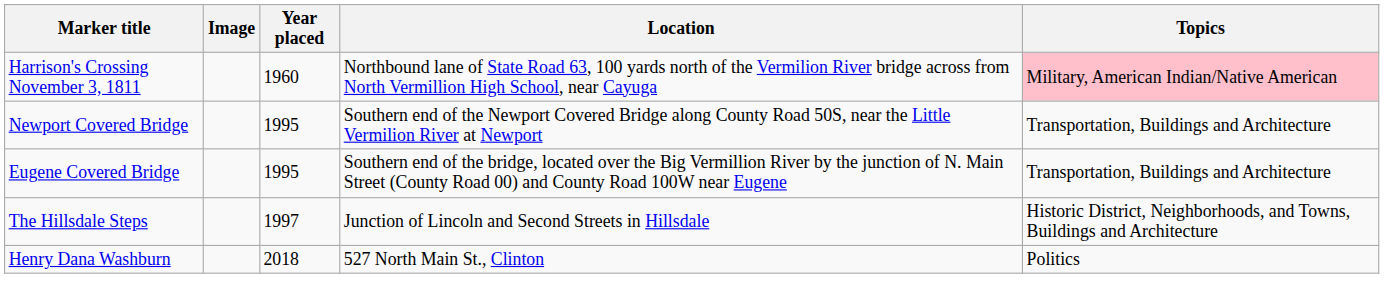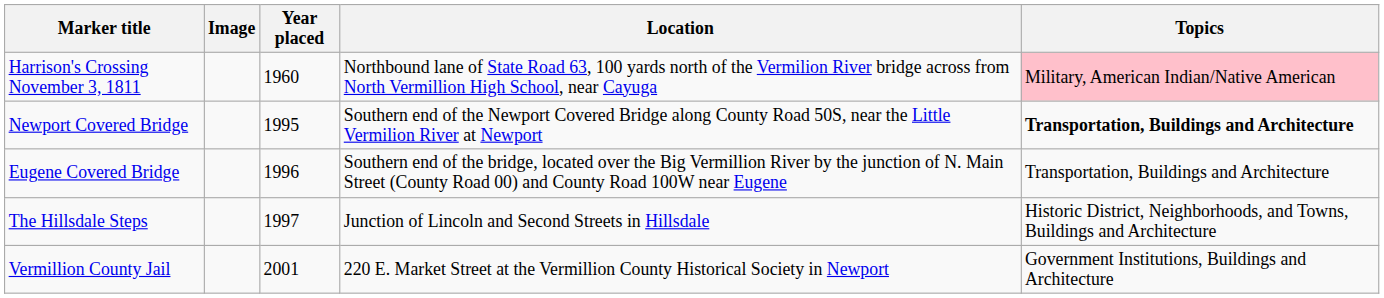(1179, 124) normal -> (1189, 124) bold
(281, 173) 1995 -> (281, 173) 1996
+ row: (90, 269)
- row: (90, 259)
